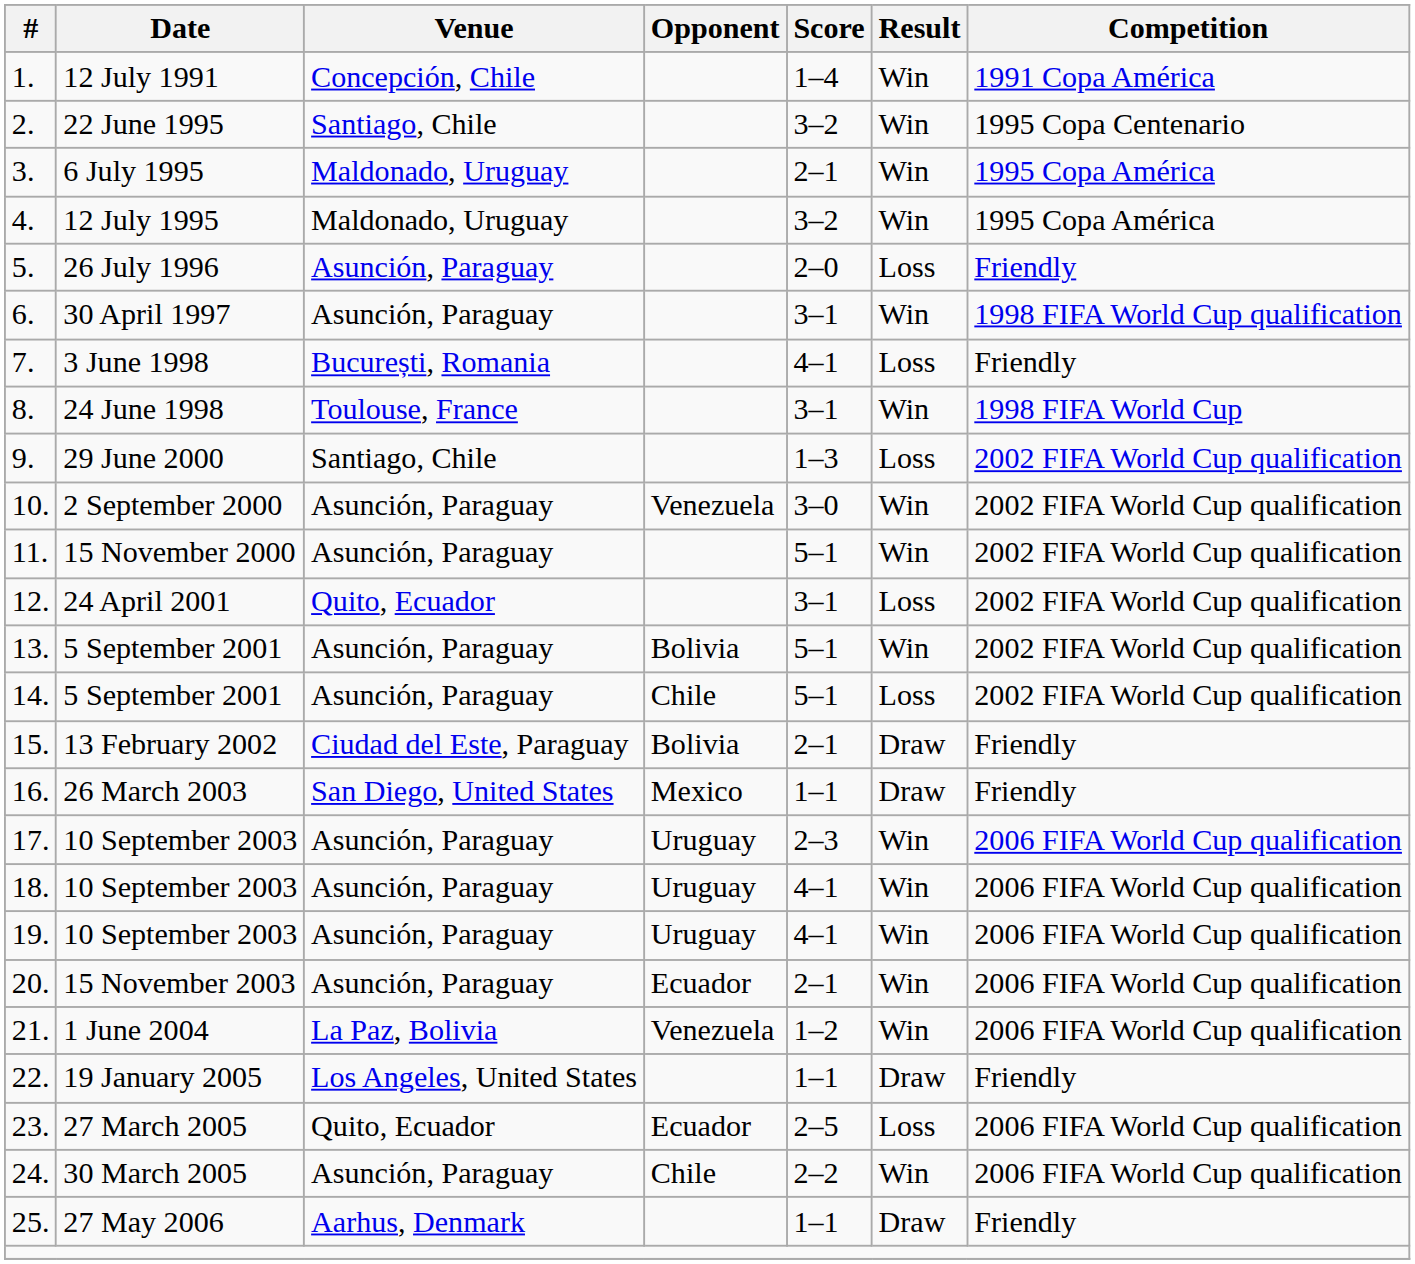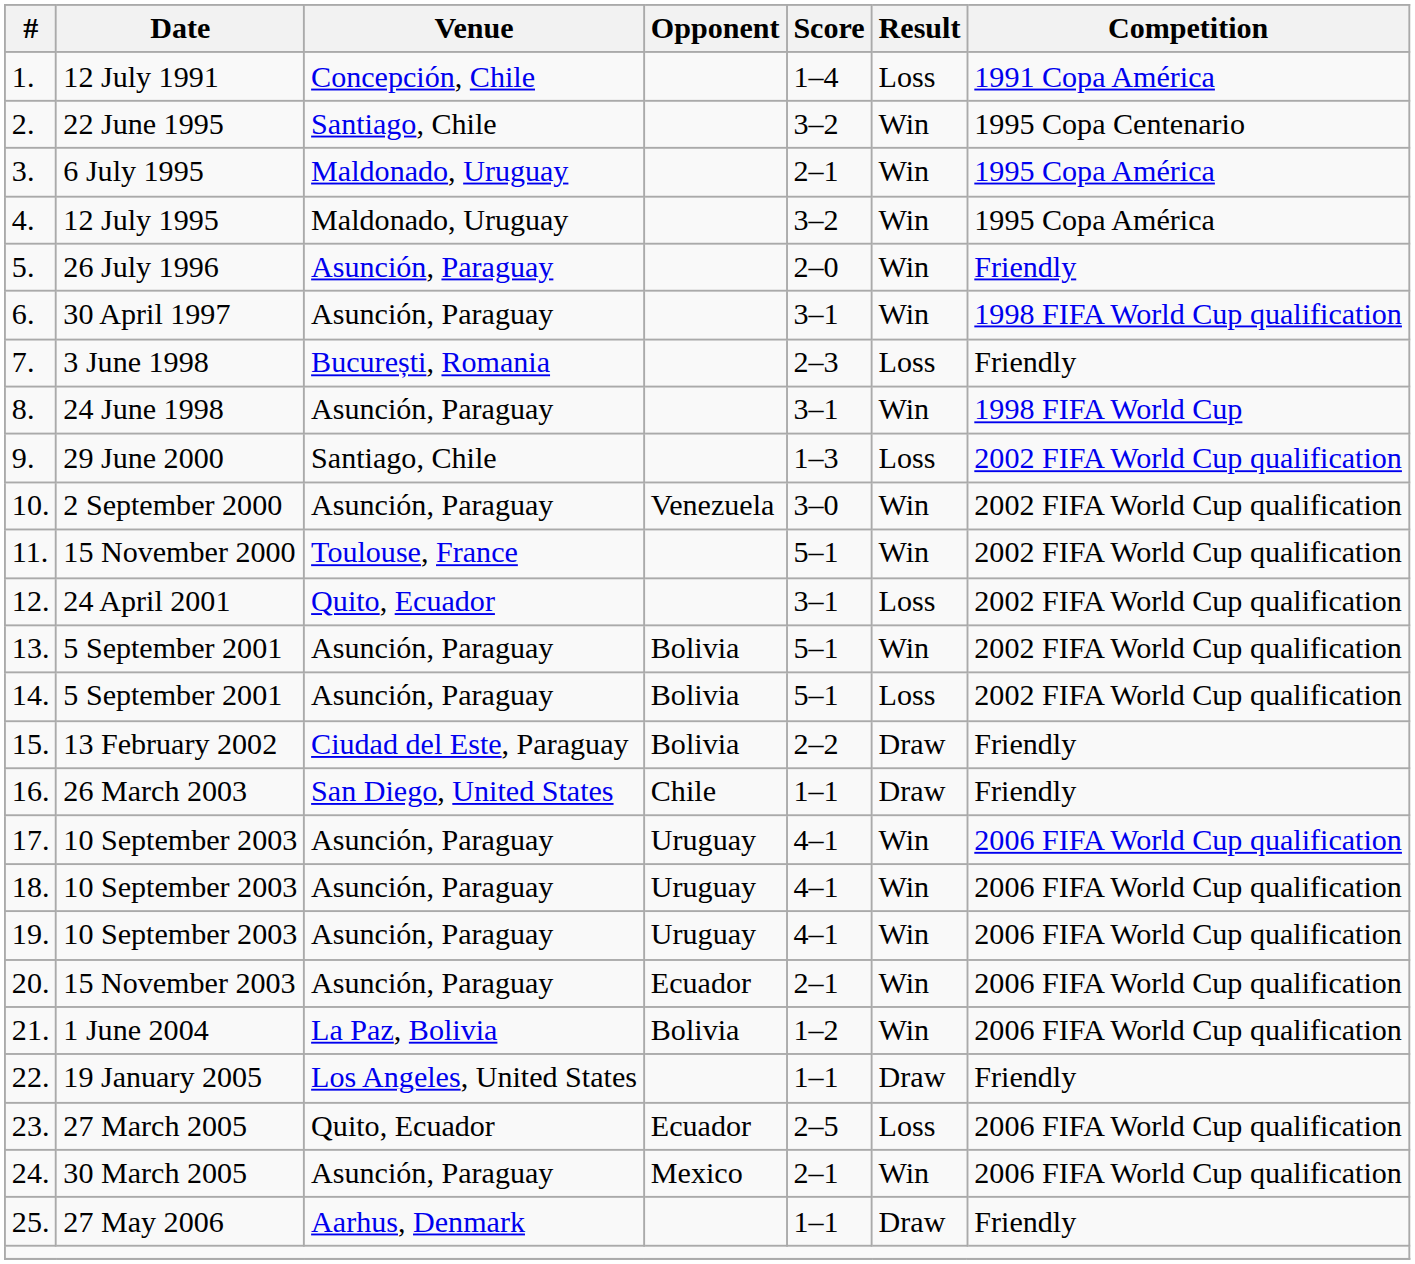(904, 76) Win -> (907, 76) Loss
(907, 266) Loss -> (904, 266) Win
(816, 362) 4–1 -> (816, 362) 2–3
(414, 409) Toulouse, France -> (432, 409) Asunción, Paraguay
(432, 553) Asunción, Paraguay -> (414, 553) Toulouse, France
(683, 696) Chile -> (695, 696) Bolivia
(816, 743) 2–1 -> (816, 743) 2–2
(697, 791) Mexico -> (683, 791) Chile
(816, 839) 2–3 -> (816, 839) 4–1
(713, 1030) Venezuela -> (695, 1030) Bolivia
(683, 1173) Chile -> (697, 1173) Mexico
(816, 1173) 2–2 -> (816, 1173) 2–1
